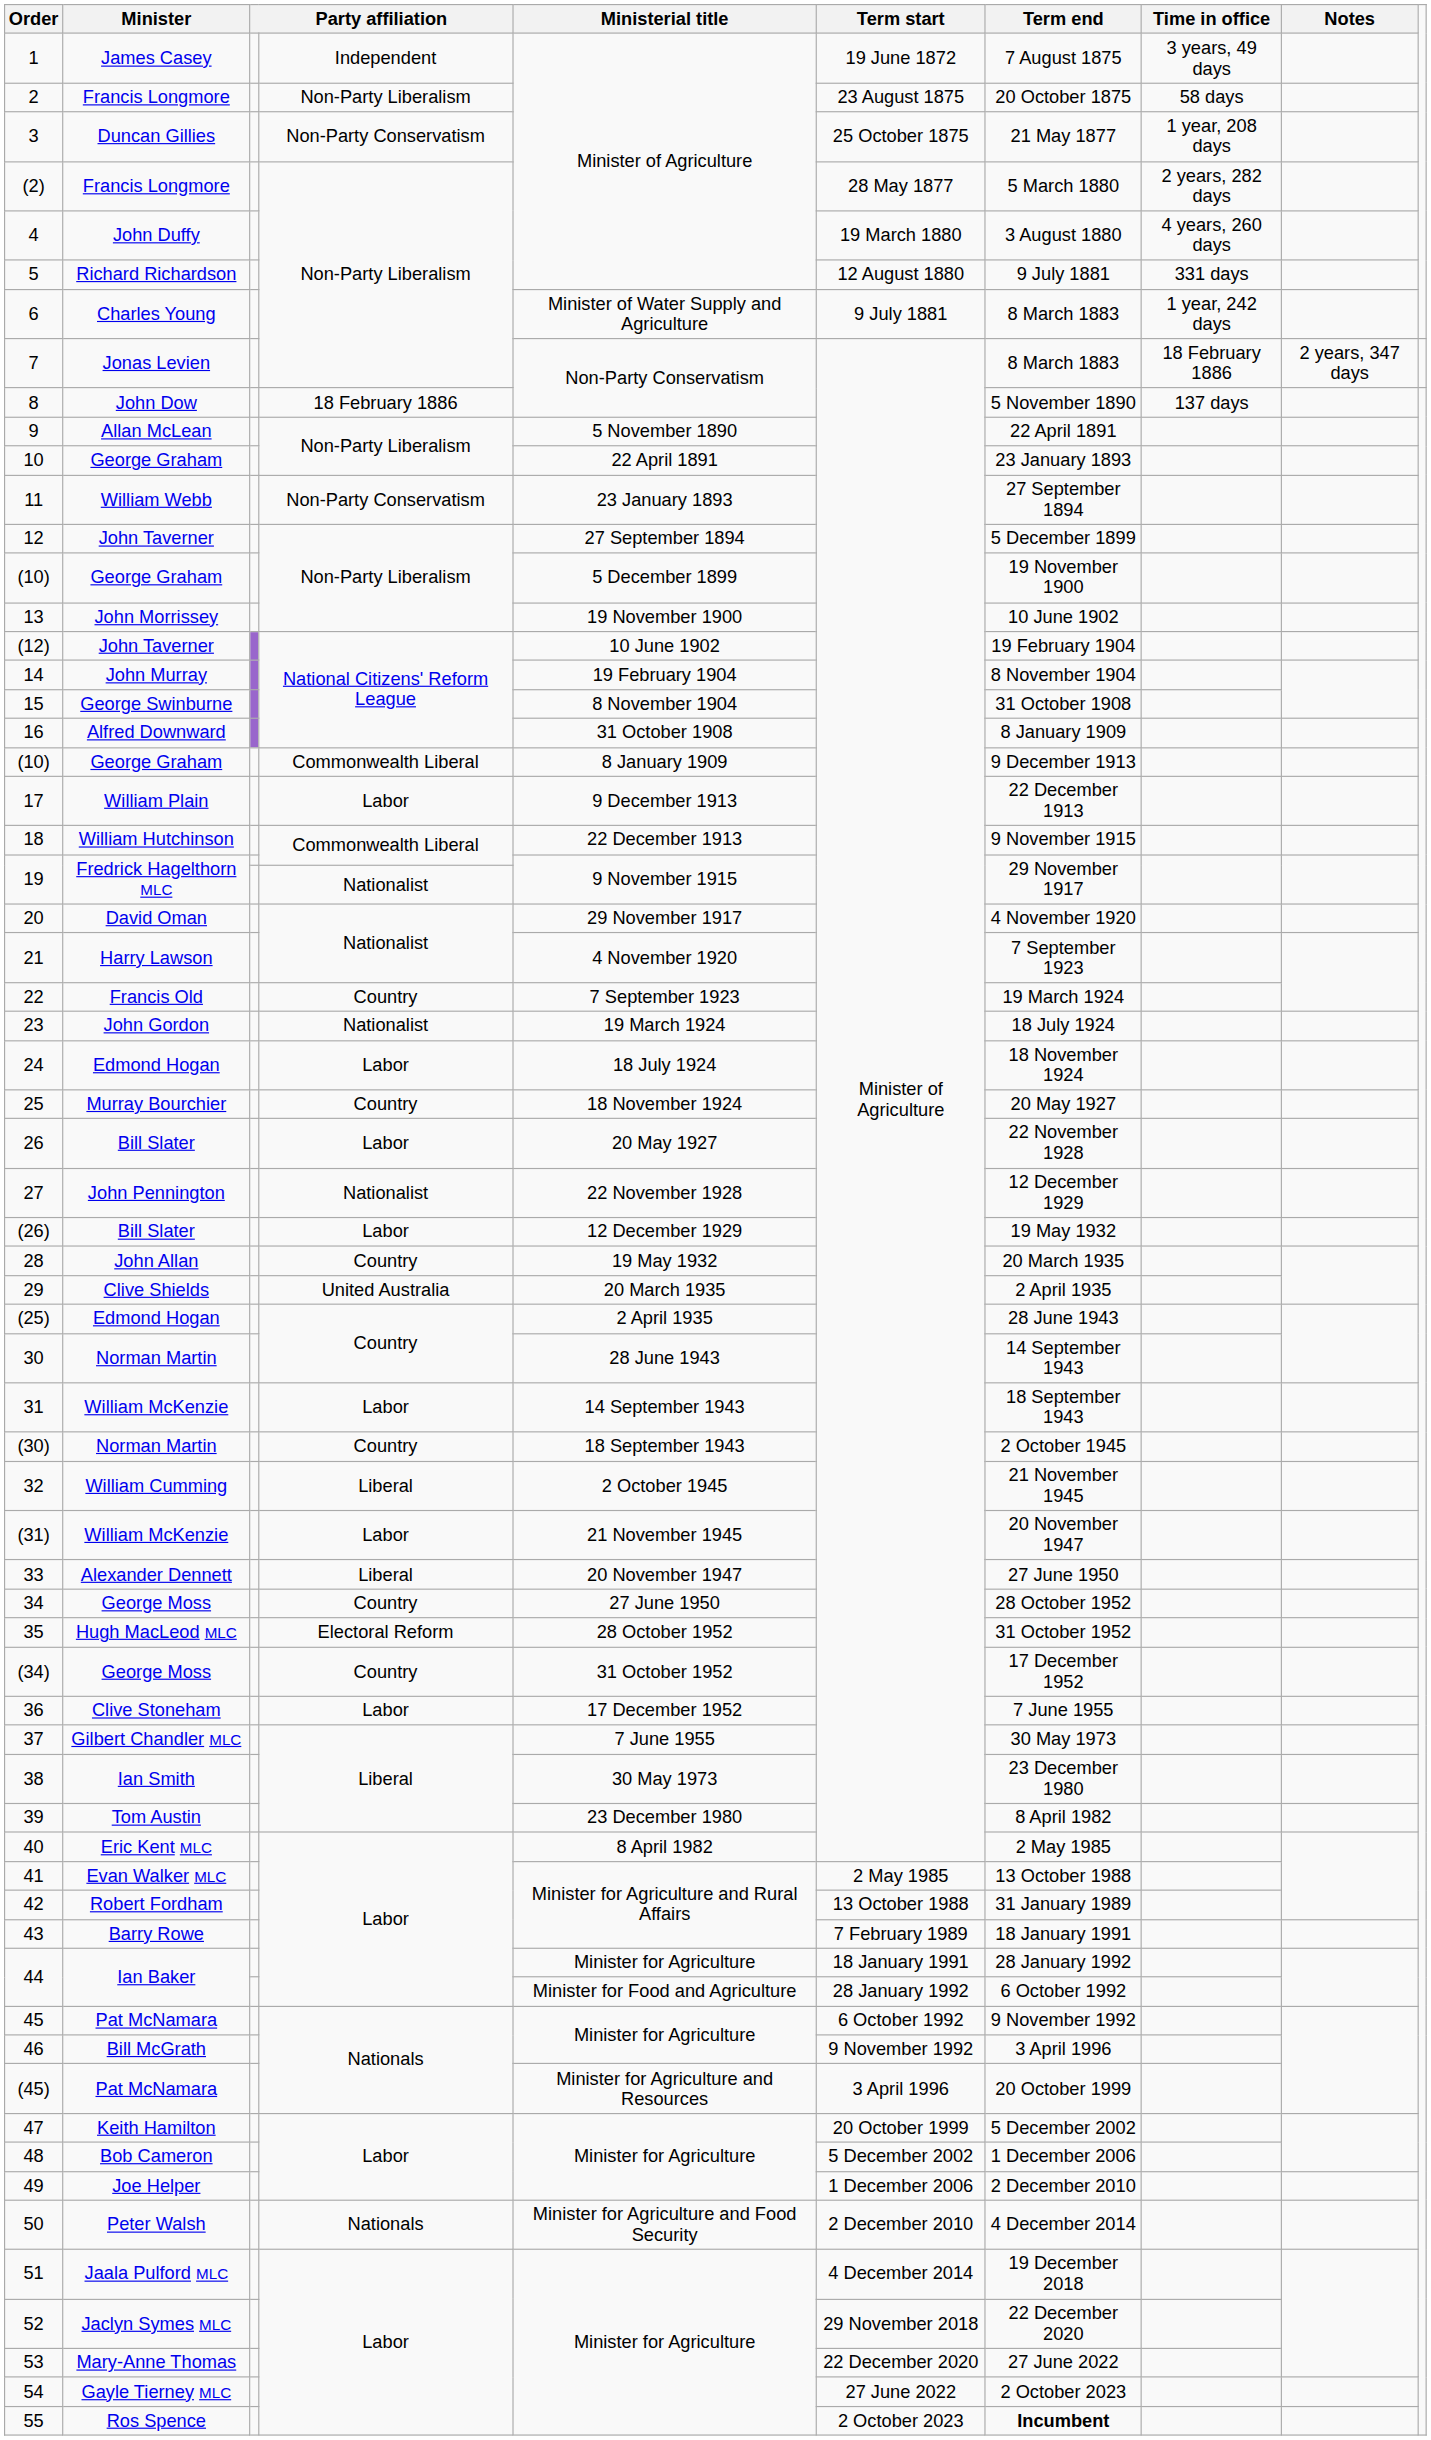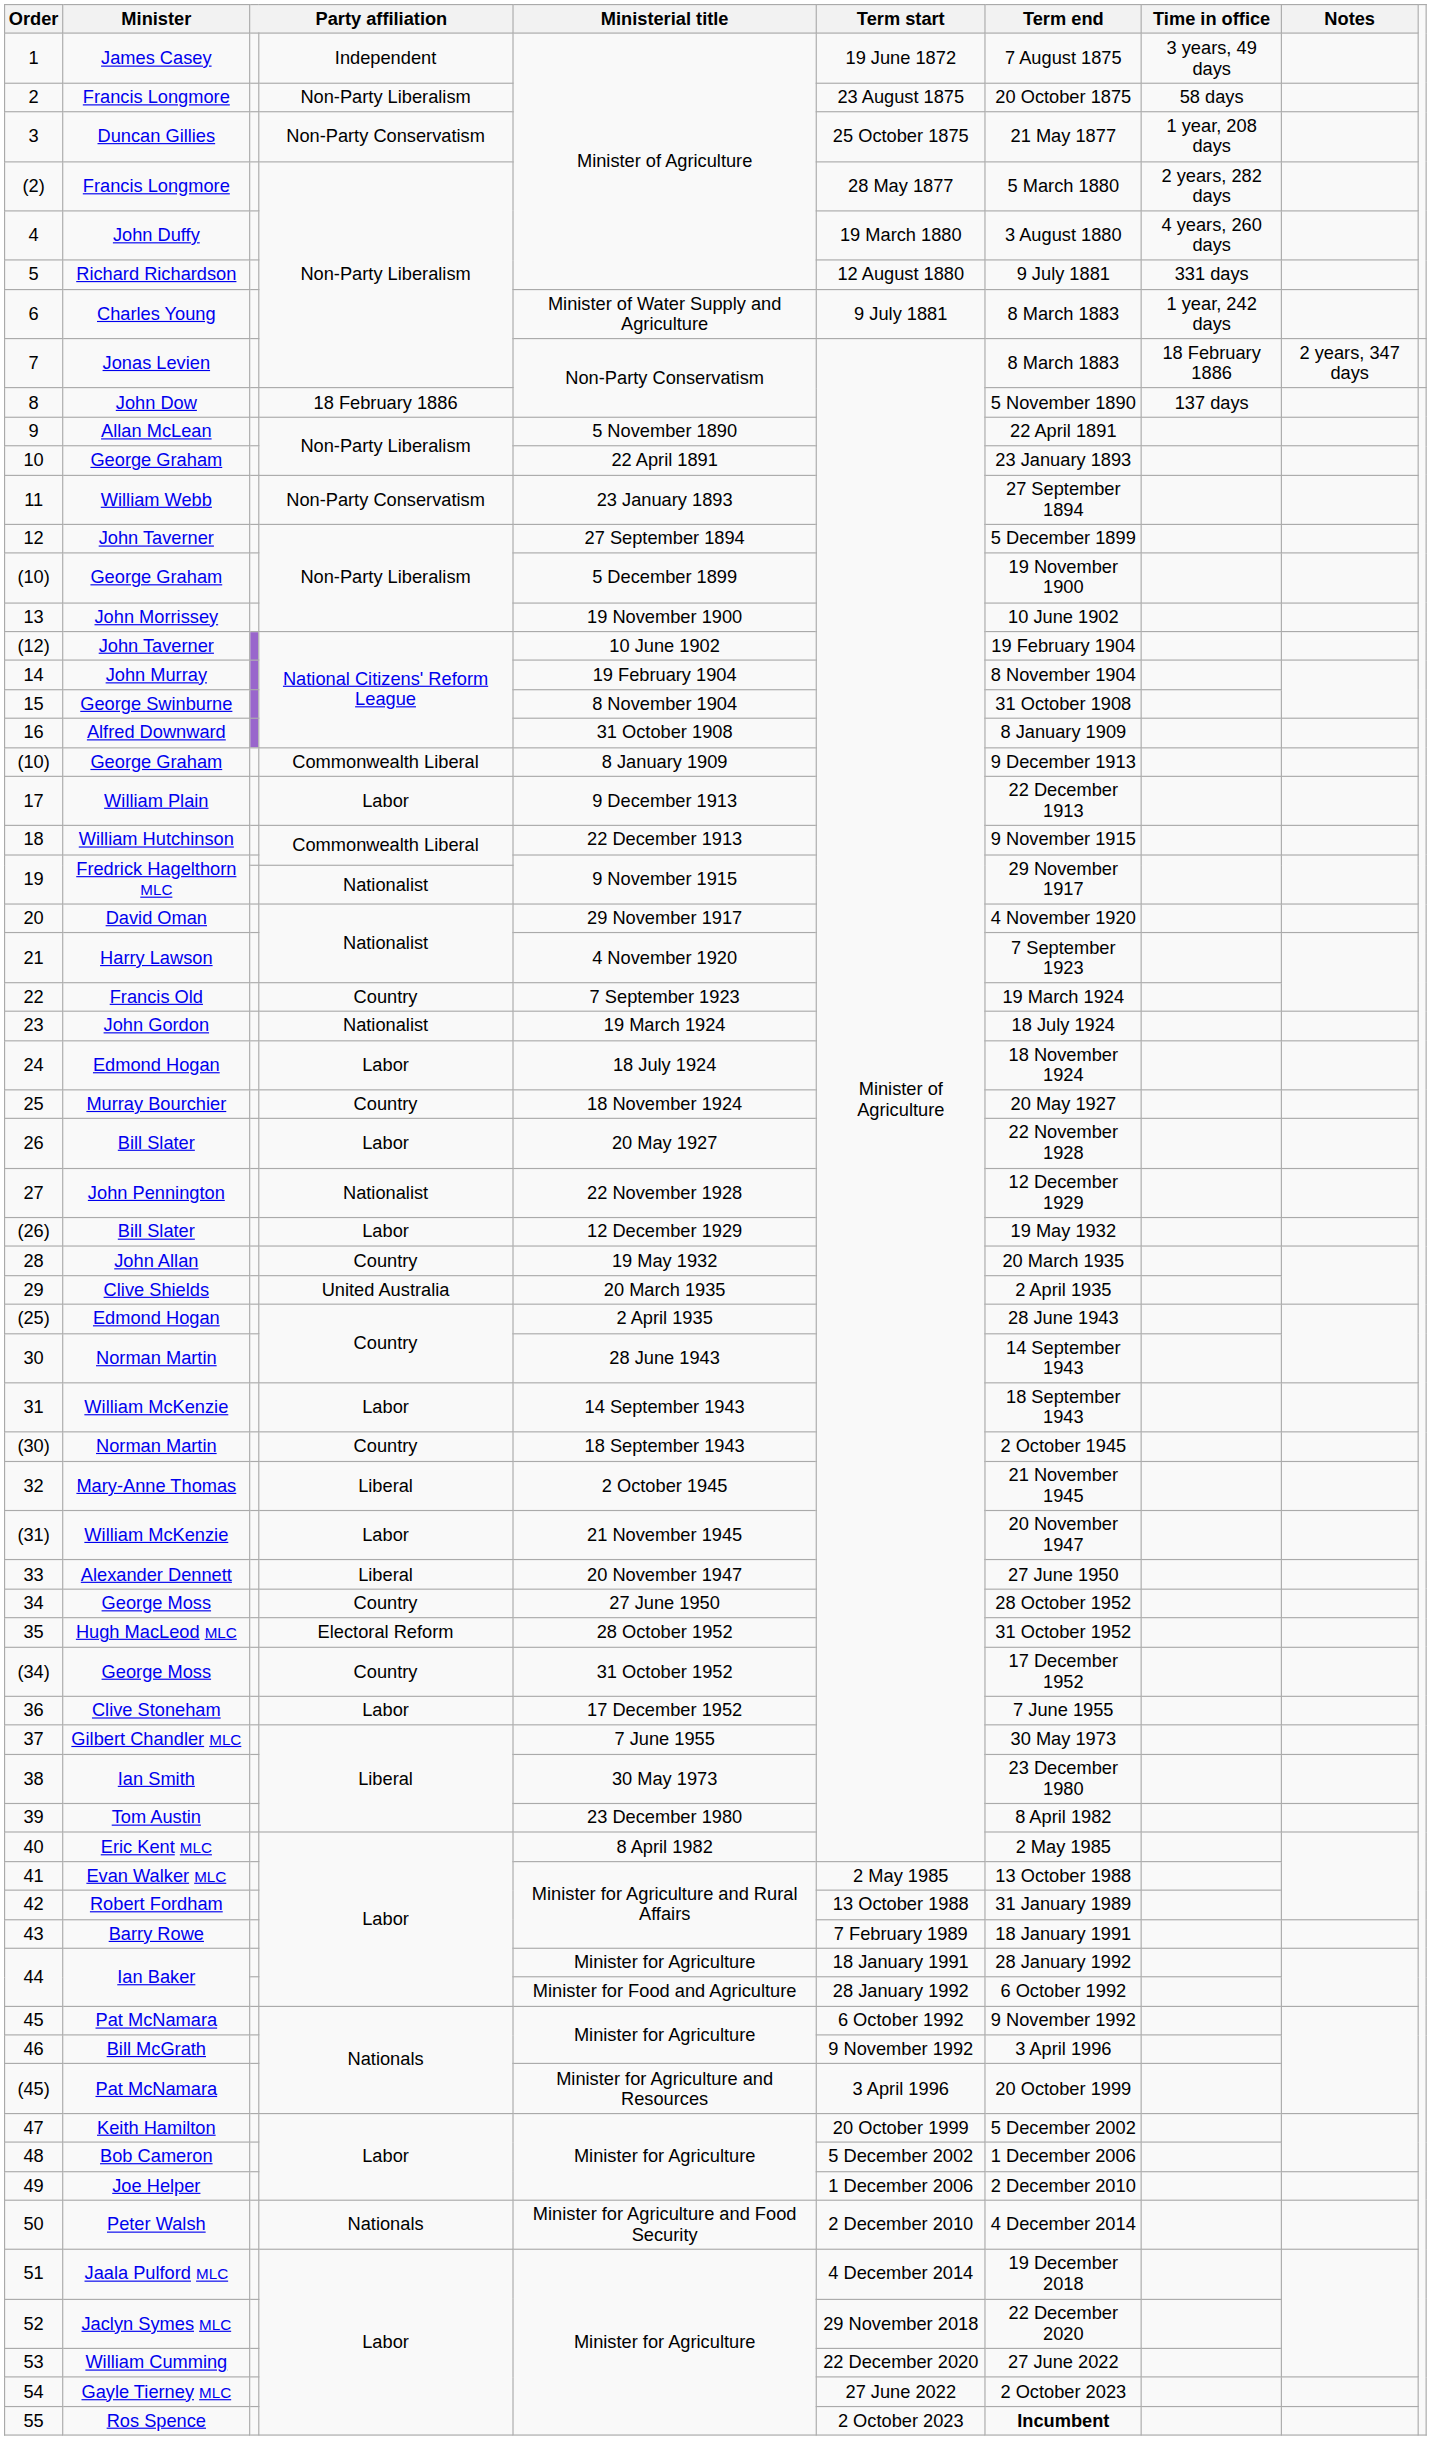(156, 1485) William Cumming -> (156, 1485) Mary-Anne Thomas
(156, 2362) Mary-Anne Thomas -> (156, 2362) William Cumming
